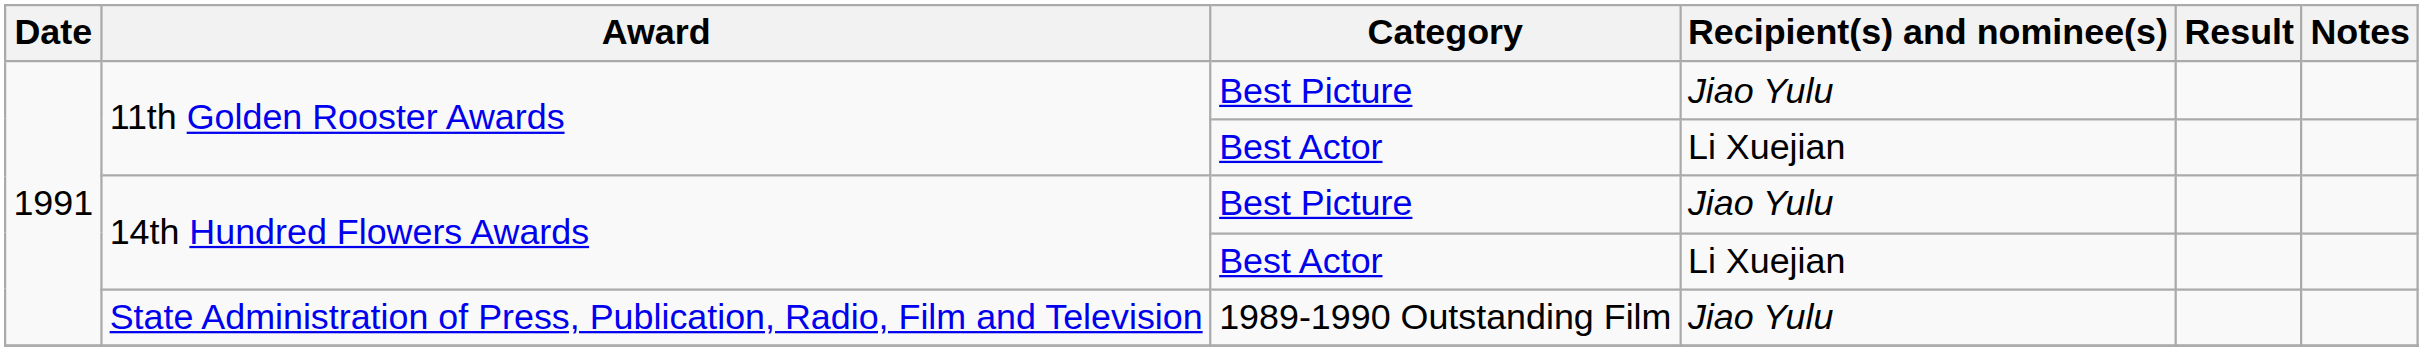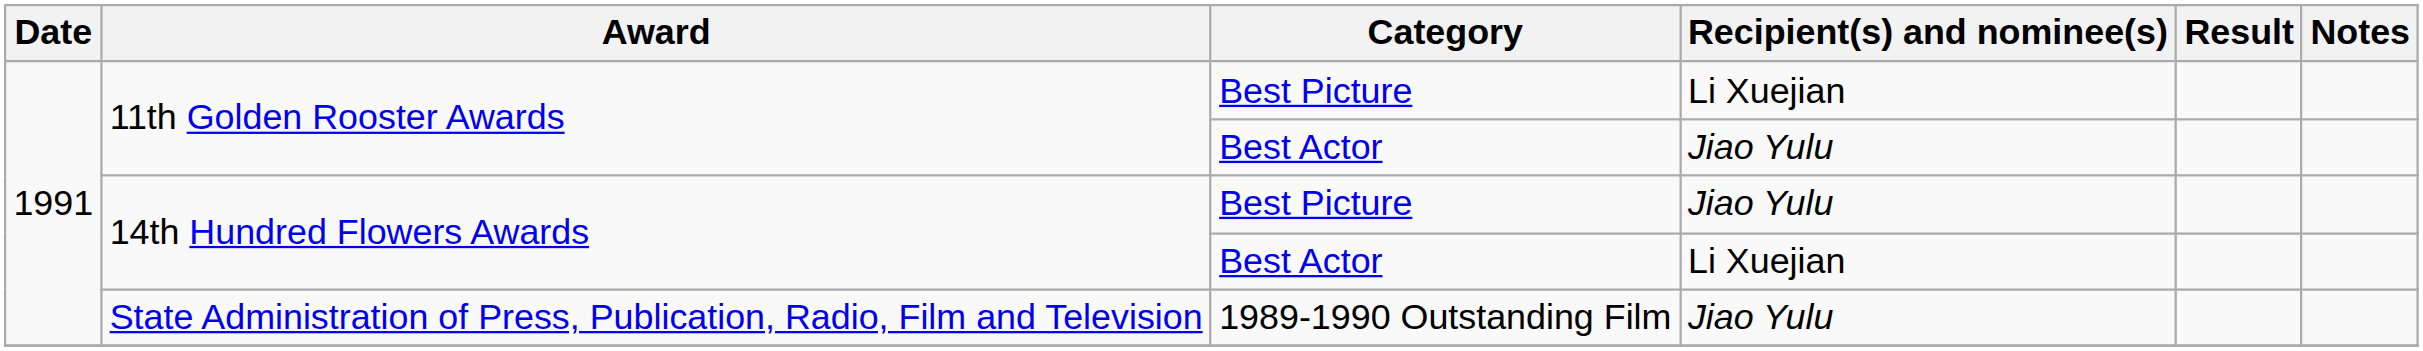(1761, 89) Jiao Yulu -> (1767, 89) Li Xuejian
(1767, 146) Li Xuejian -> (1761, 146) Jiao Yulu
